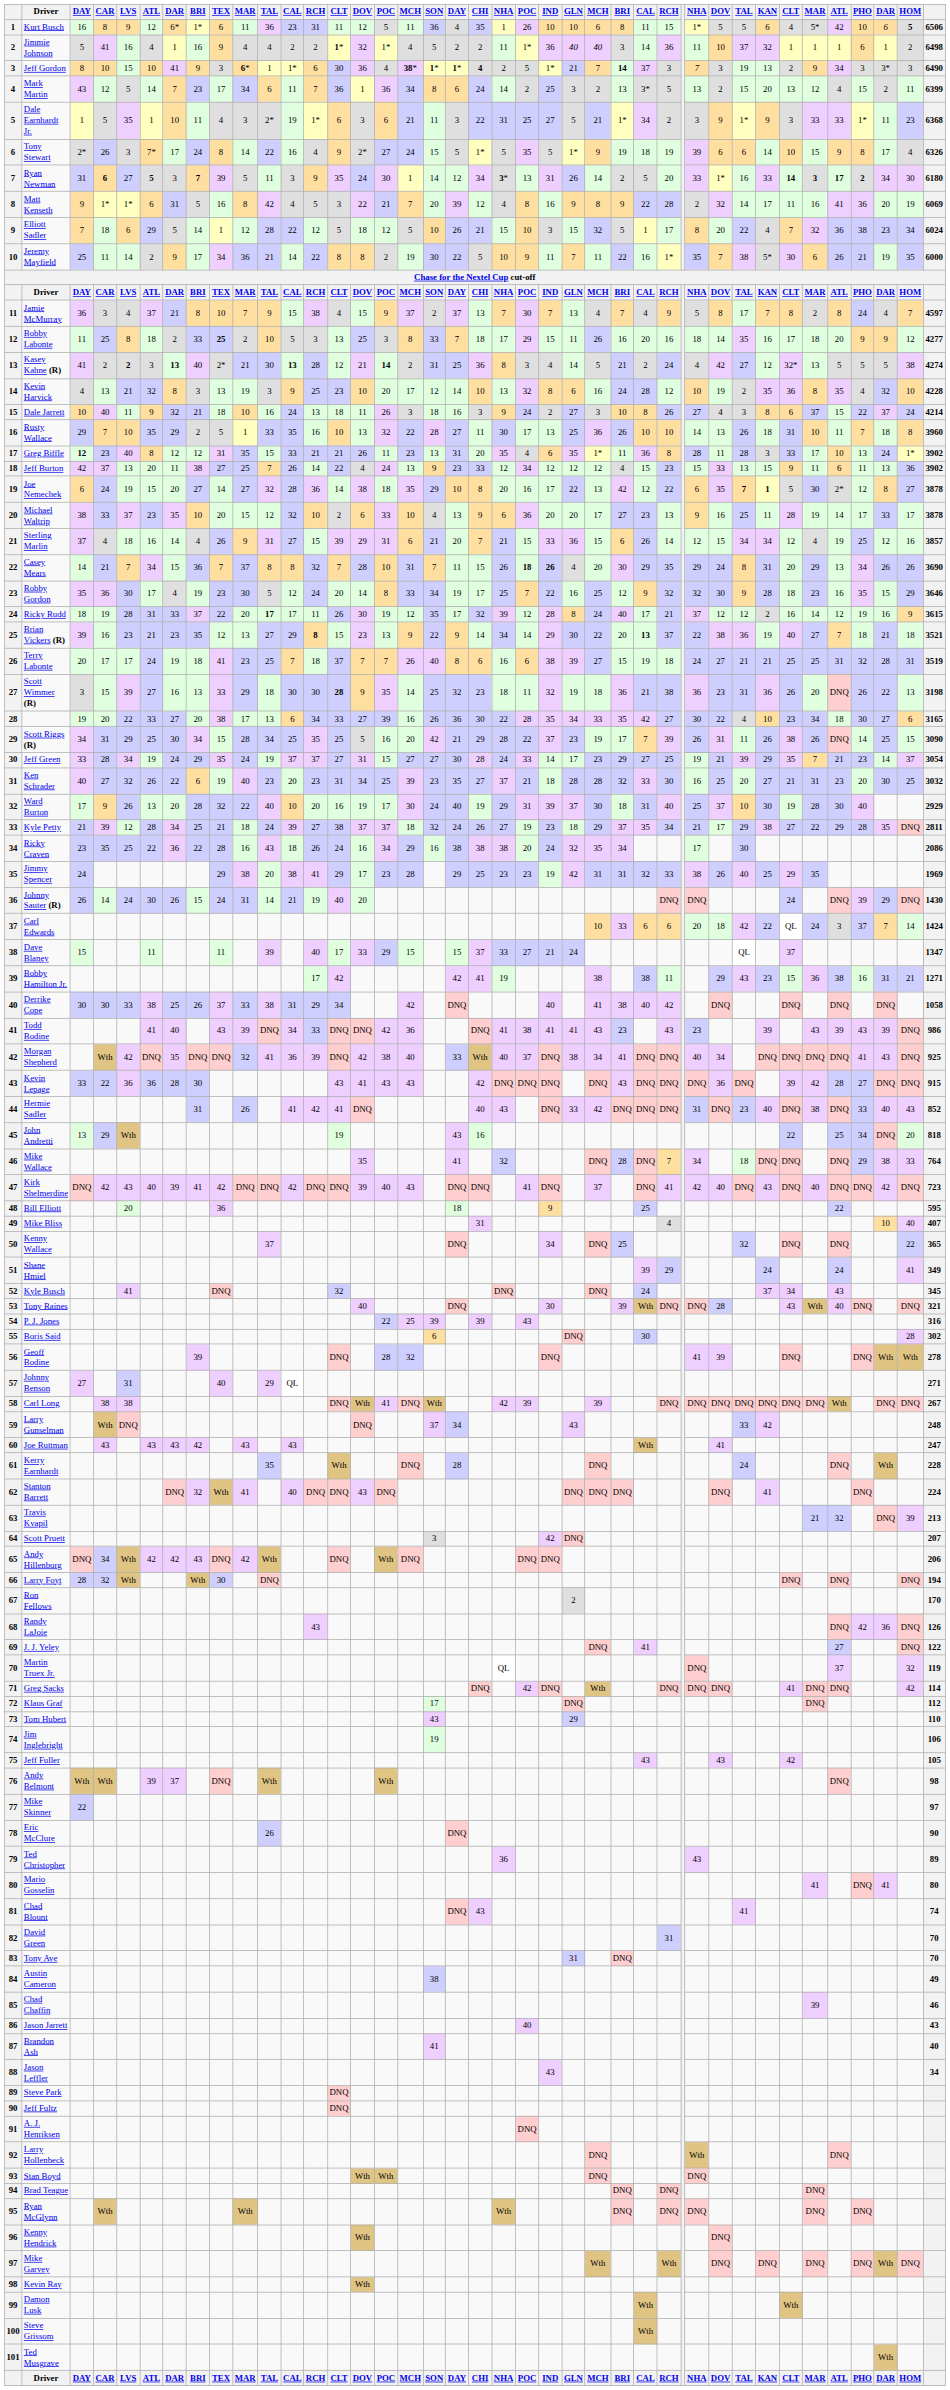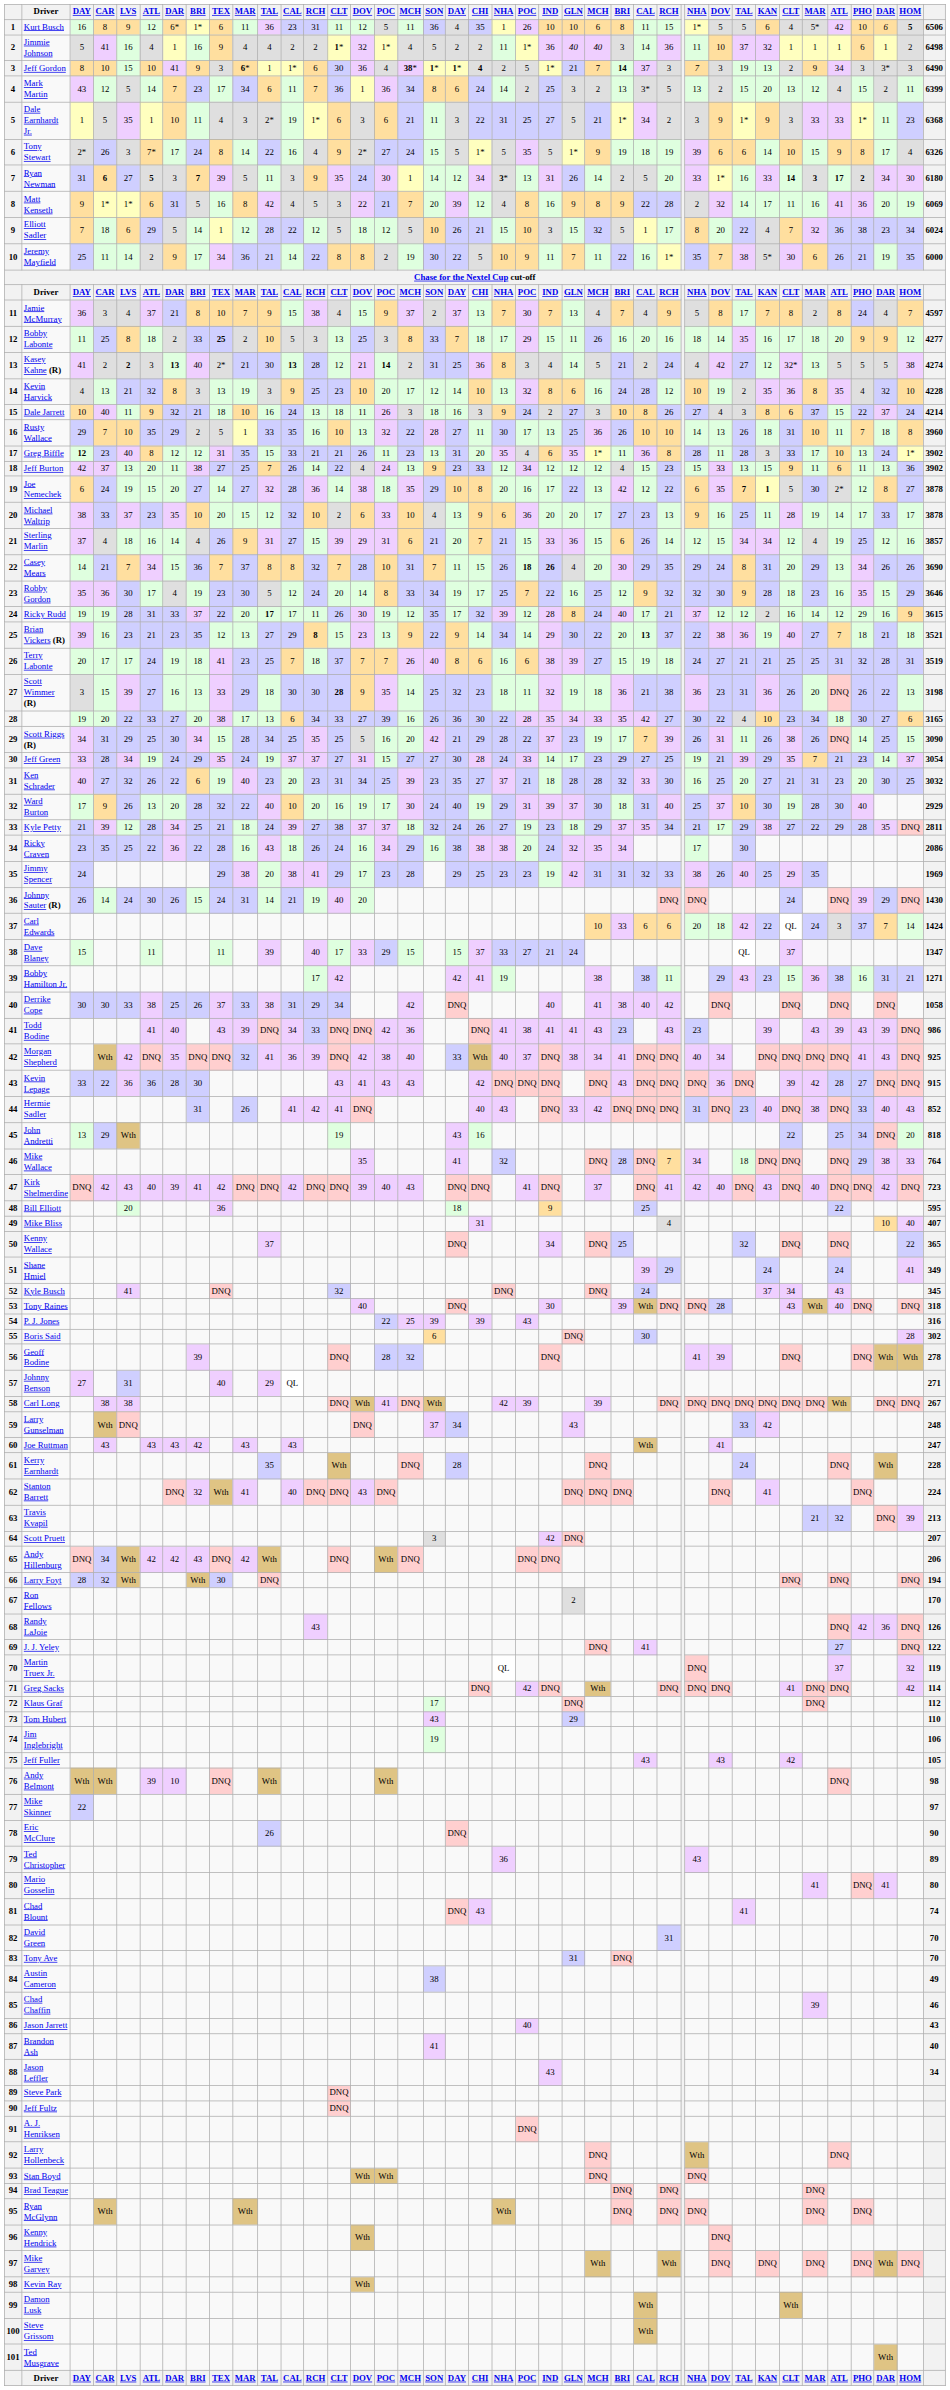(82, 614) 18 -> (82, 614) 19
(862, 614) 19 -> (862, 614) 29
(934, 1306) 321 -> (934, 1306) 318
(175, 1781) 37 -> (175, 1781) 10
